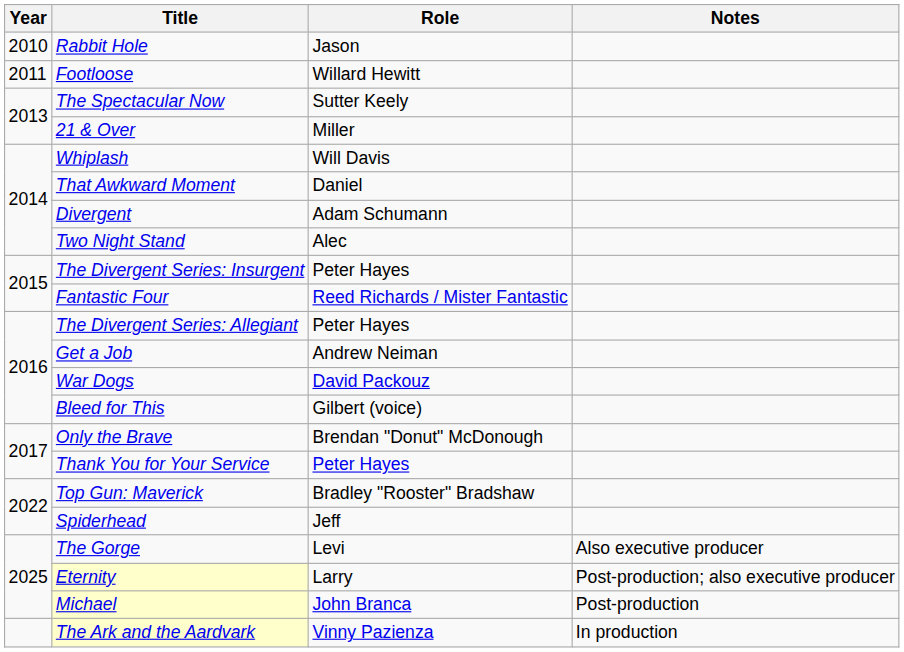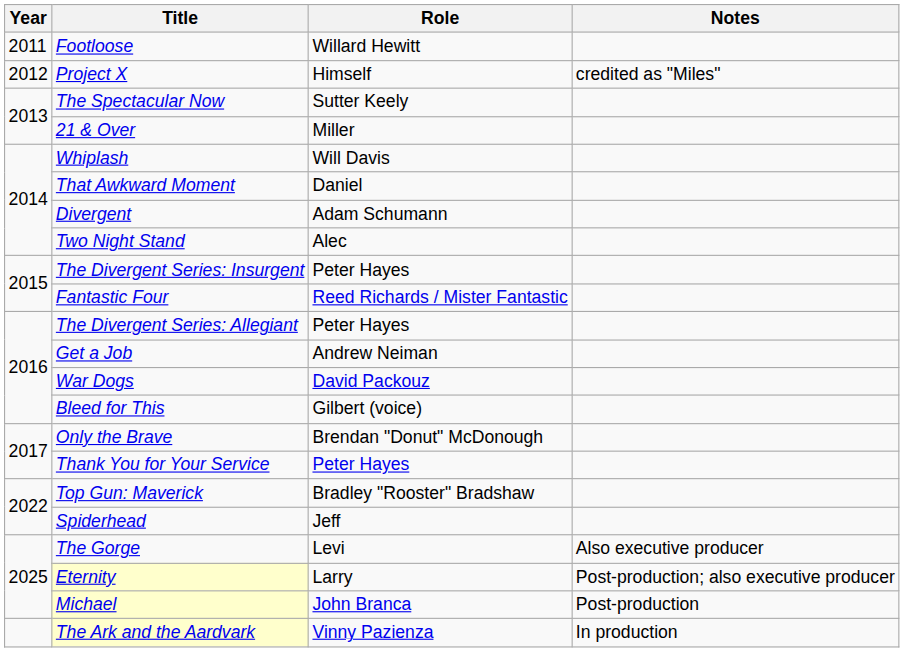- row: (102, 46)
+ row: (92, 74)
